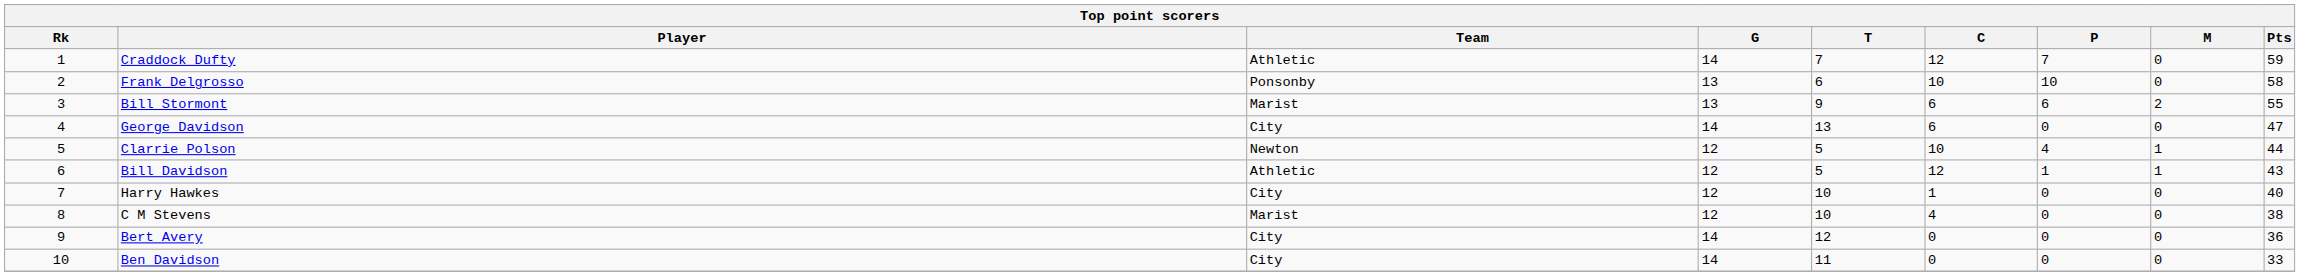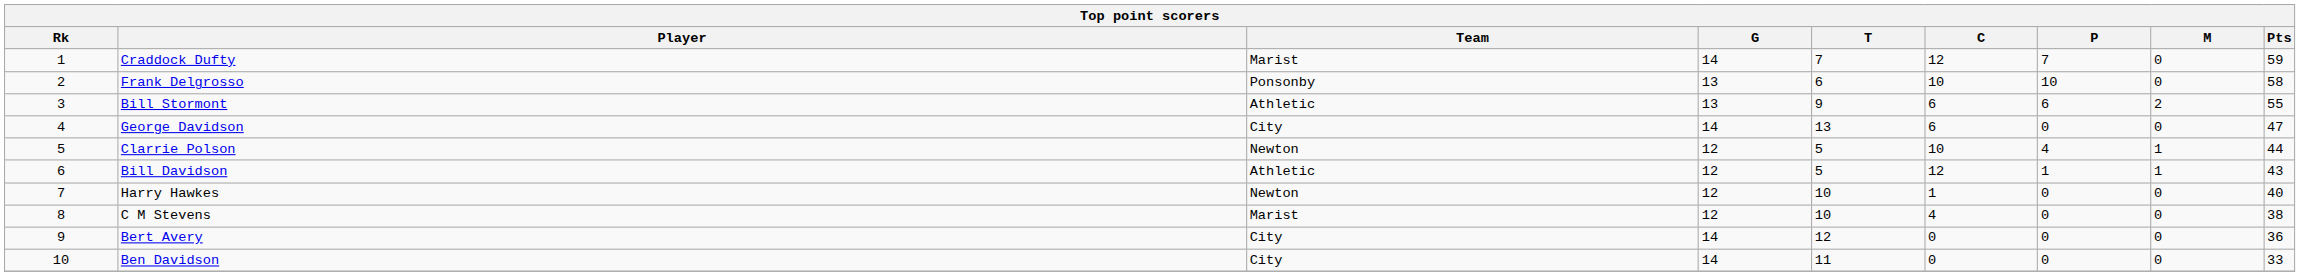(1282, 60) Athletic -> (1274, 60) Marist
(1274, 105) Marist -> (1282, 105) Athletic
(1266, 194) City -> (1274, 194) Newton
